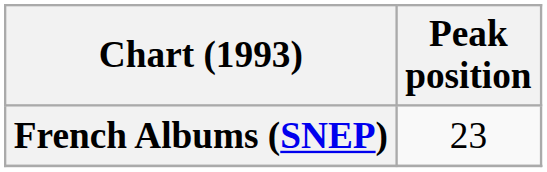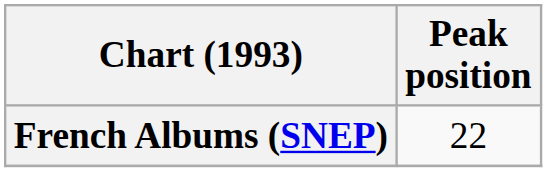(468, 135) 23 -> (468, 135) 22
